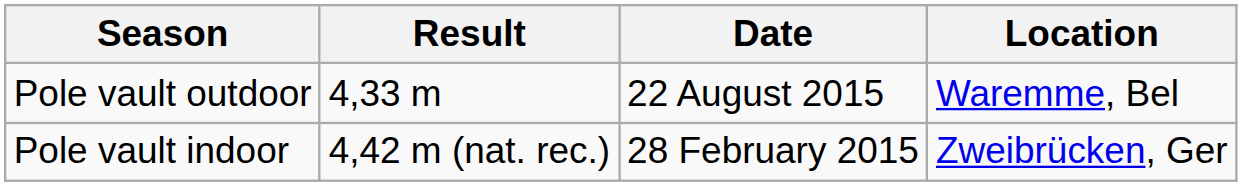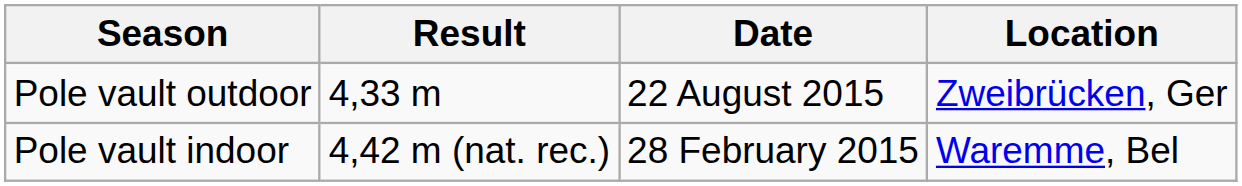(1057, 92) Waremme, Bel -> (1082, 92) Zweibrücken, Ger
(1082, 151) Zweibrücken, Ger -> (1057, 151) Waremme, Bel
